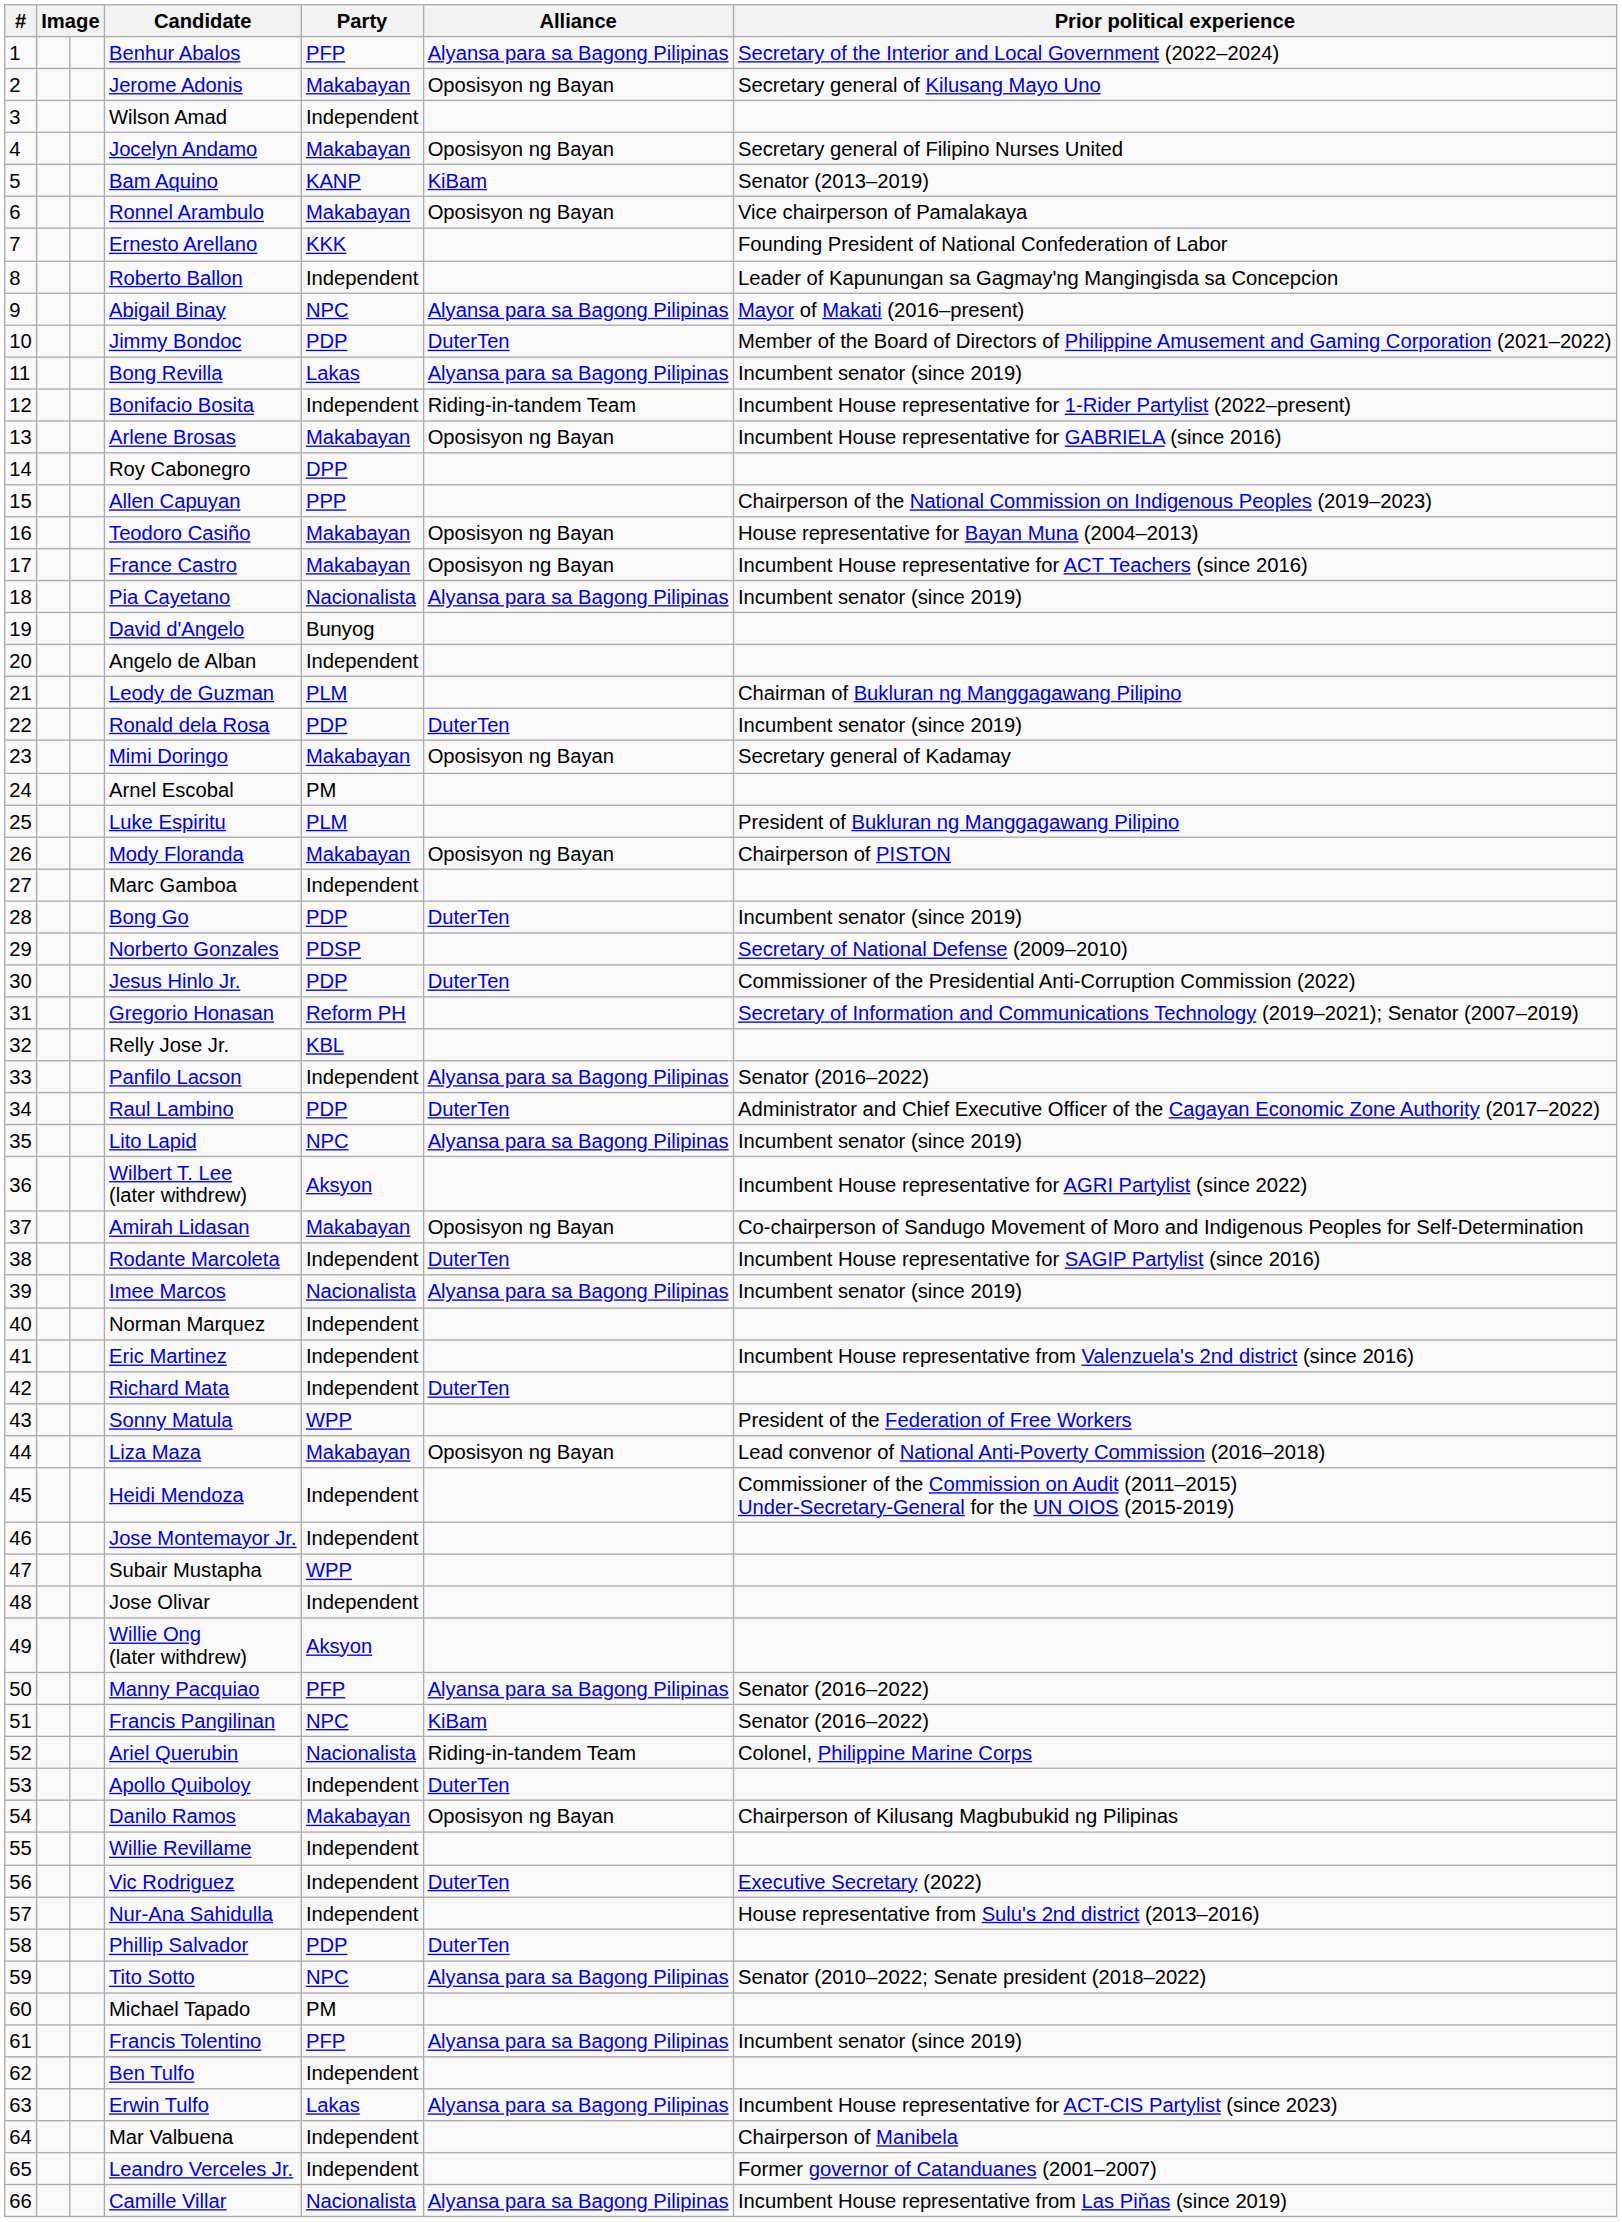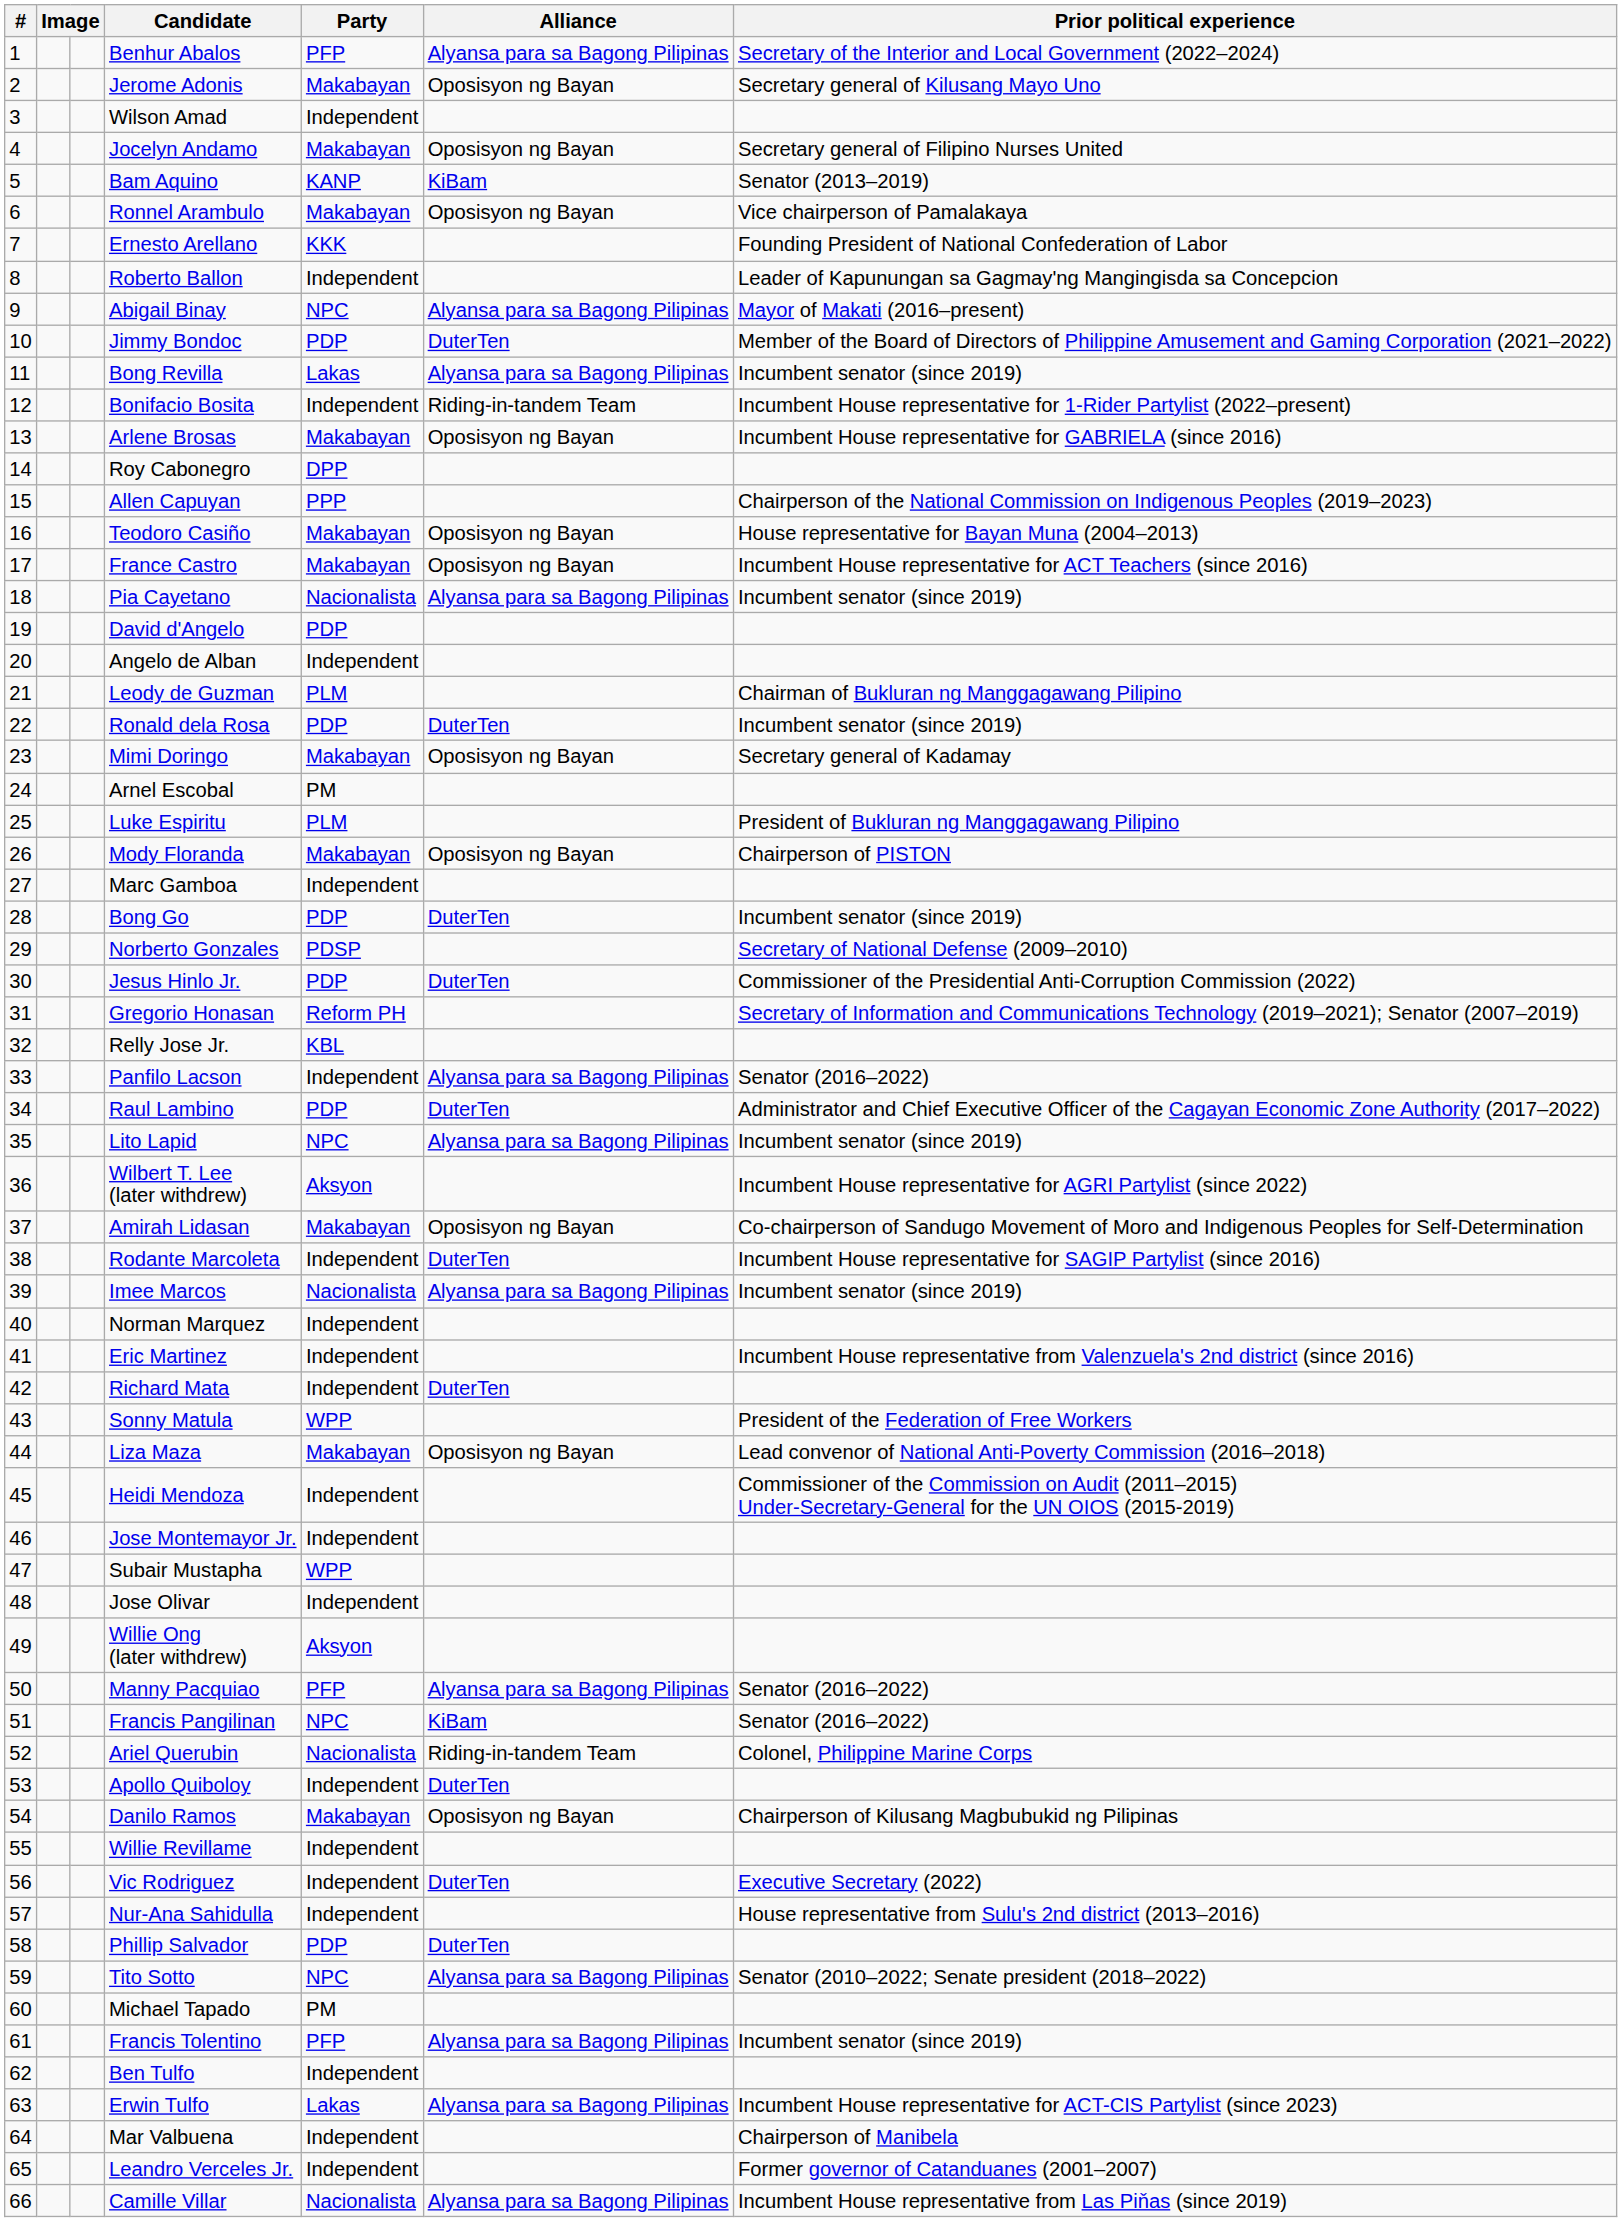(340, 629) Bunyog -> (327, 629) PDP
